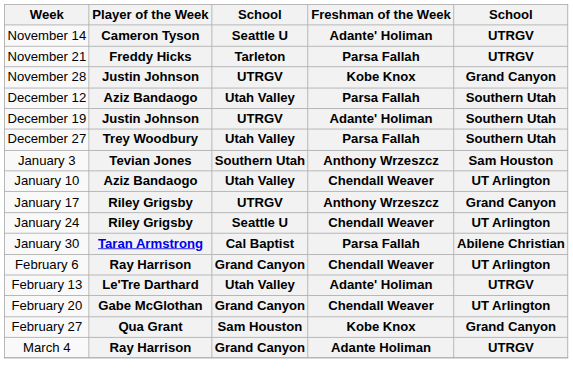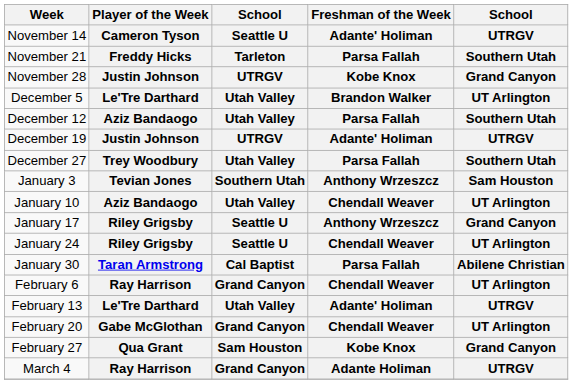(511, 56) UTRGV -> (511, 56) Southern Utah
+ row: (47, 98)
(511, 118) Southern Utah -> (511, 139) UTRGV
(260, 202) UTRGV -> (260, 222) Seattle U
